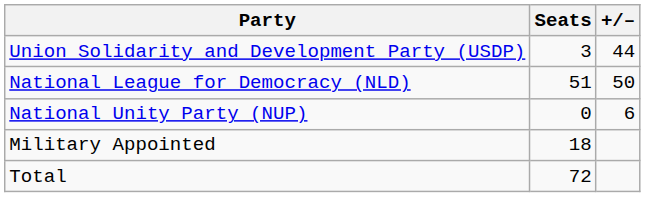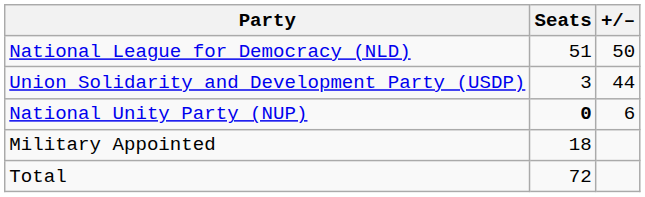rows swapped: (210, 83) <-> (267, 51)
(586, 114) normal -> (586, 114) bold
